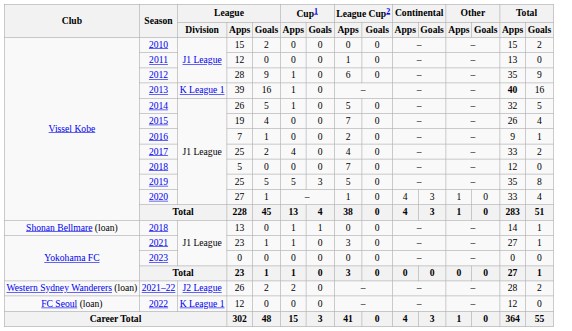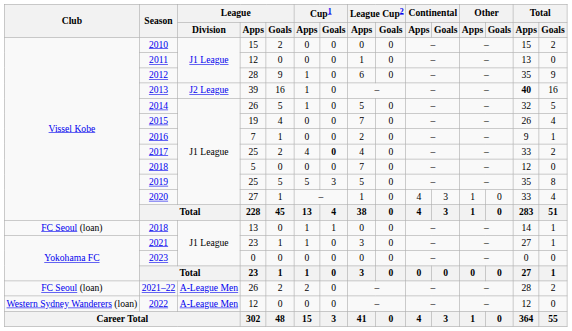(202, 90) K League 1 -> (209, 90) J2 League
(320, 151) normal -> (334, 151) bold
(72, 227) Shonan Bellmare (loan) -> (72, 227) FC Seoul (loan)
(72, 288) Western Sydney Wanderers (loan) -> (72, 288) FC Seoul (loan)
(202, 288) J2 League -> (209, 288) A-League Men
(72, 303) FC Seoul (loan) -> (72, 303) Western Sydney Wanderers (loan)
(202, 303) K League 1 -> (209, 303) A-League Men
